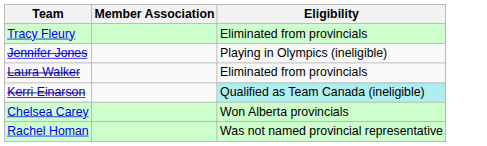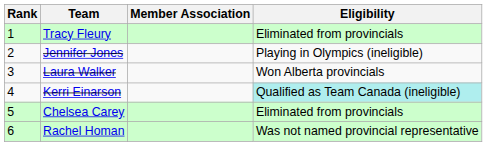+ column: (22, 14)
(294, 72) Eliminated from provincials -> (320, 72) Won Alberta provincials
(284, 111) Won Alberta provincials -> (330, 111) Eliminated from provincials
